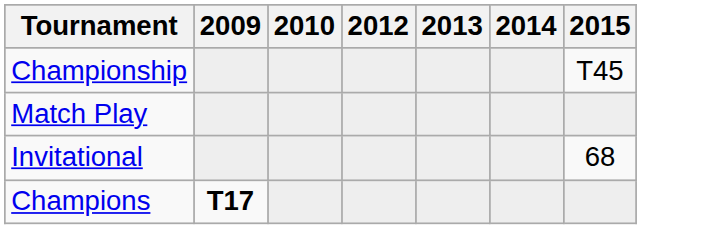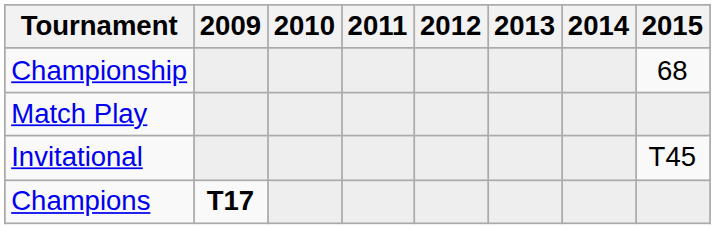+ column: (377, 26)
(600, 69) T45 -> (672, 69) 68
(600, 157) 68 -> (672, 157) T45
